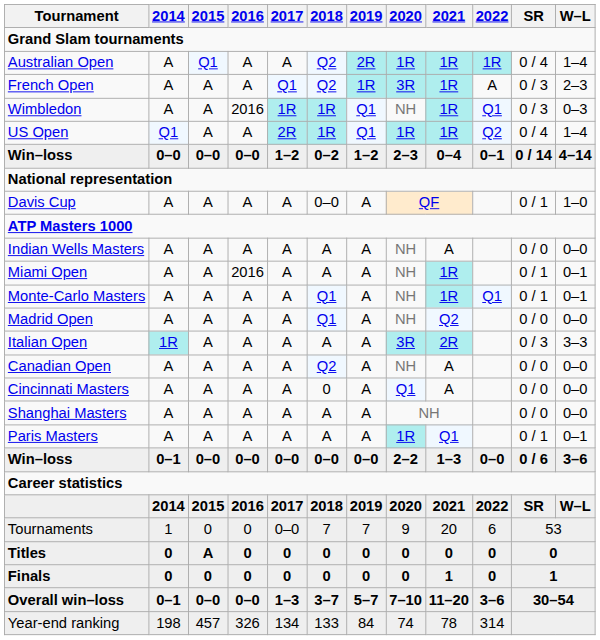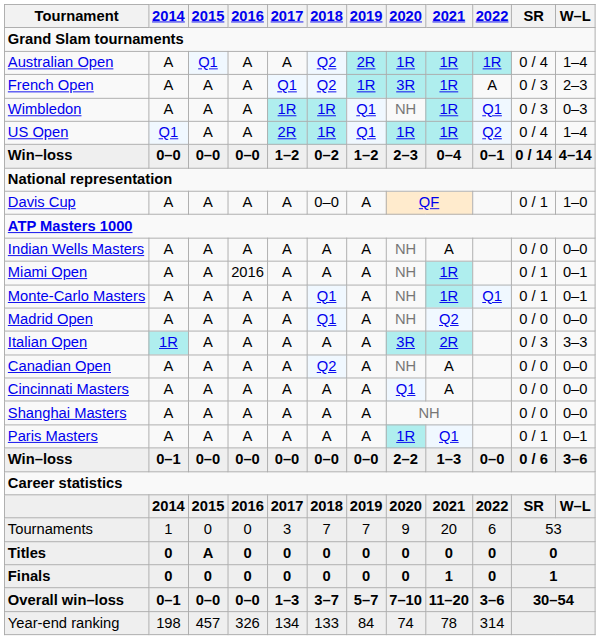(247, 109) 2016 -> (247, 109) A
(327, 389) 0 -> (327, 389) A
(287, 529) 0–0 -> (287, 529) 3
